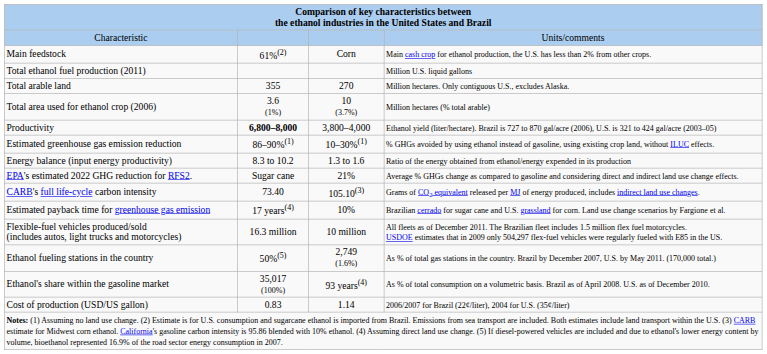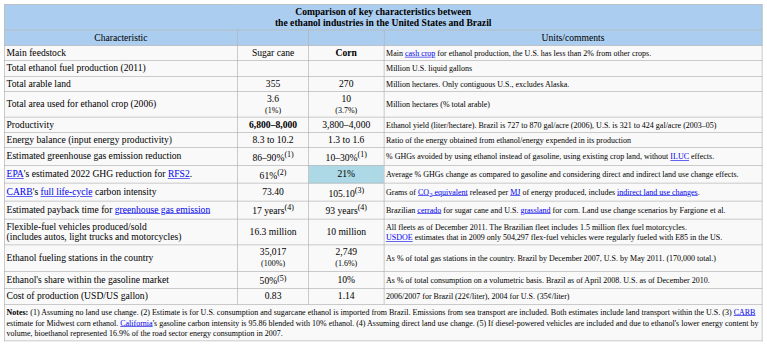(273, 54) 61%(2) -> (273, 53) Sugar cane
(346, 54) normal -> (346, 53) bold
rows swapped: (89, 160) <-> (94, 144)
(273, 175) Sugar cane -> (273, 174) 61%(2)
(346, 175) no background -> (346, 174) lightblue background
(346, 210) 10% -> (346, 210) 93 years(4)
(273, 258) 50%(5) -> (273, 258) 35,017 (100%)
(273, 284) 35,017 (100%) -> (273, 280) 50%(5)
(346, 284) 93 years(4) -> (346, 280) 10%
